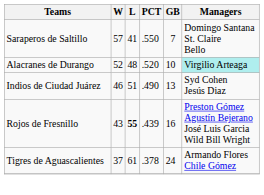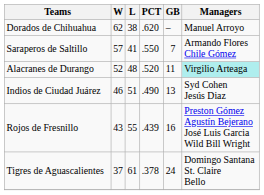+ row: (51, 27)
(221, 38) Domingo Santana St. Claire Bello -> (216, 48) Armando Flores Chile Gómez
(171, 65) 10 -> (170, 69) 11
(132, 123) bold -> (132, 128) normal
(216, 161) Armando Flores Chile Gómez -> (221, 170) Domingo Santana St. Claire Bello
